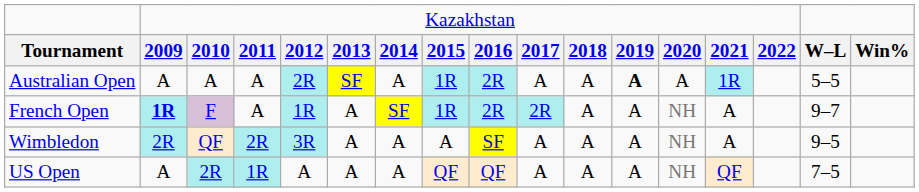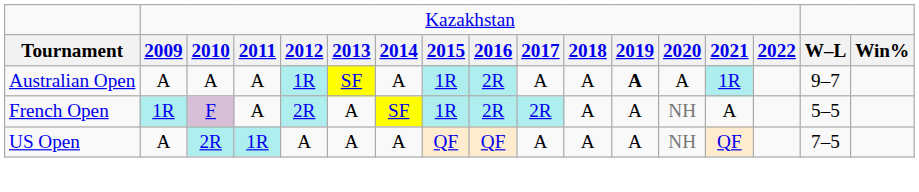(304, 80) 2R -> (304, 80) 1R
(825, 80) 5–5 -> (825, 80) 9–7
(163, 111) bold -> (163, 111) normal
(304, 111) 1R -> (304, 111) 2R
(825, 111) 9–7 -> (825, 111) 5–5
- row: (54, 141)
